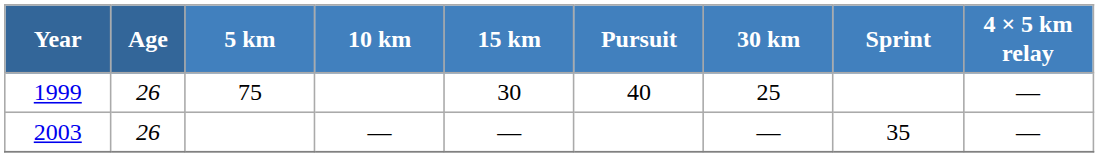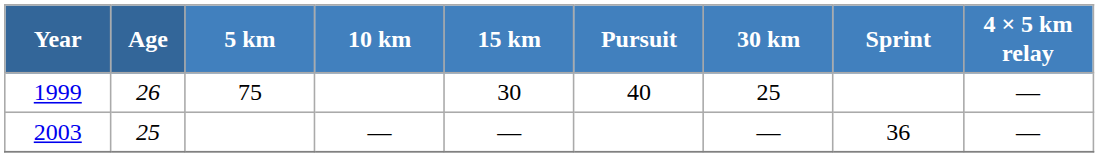(148, 132) 26 -> (148, 132) 25
(898, 132) 35 -> (898, 132) 36
